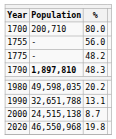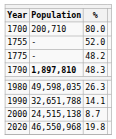(95, 42) 56.0 -> (95, 42) 52.0
(95, 87) 20.2 -> (95, 87) 26.3
(95, 101) 13.1 -> (95, 101) 14.1
